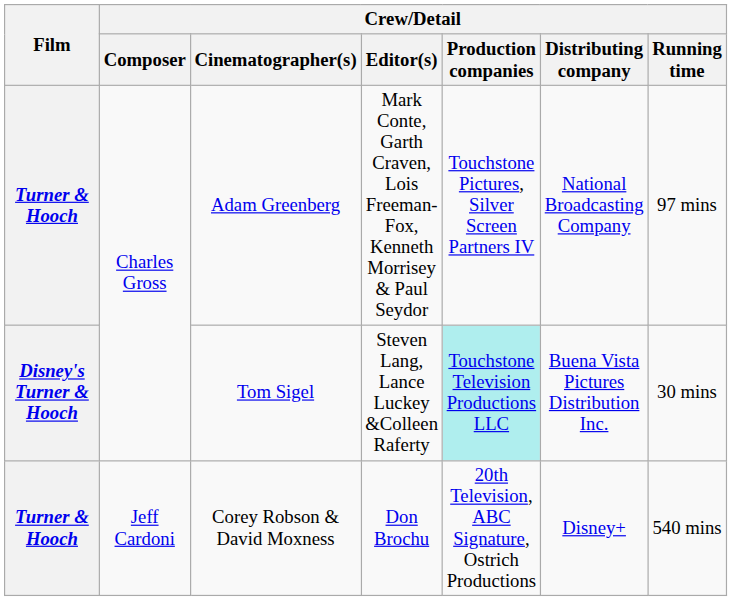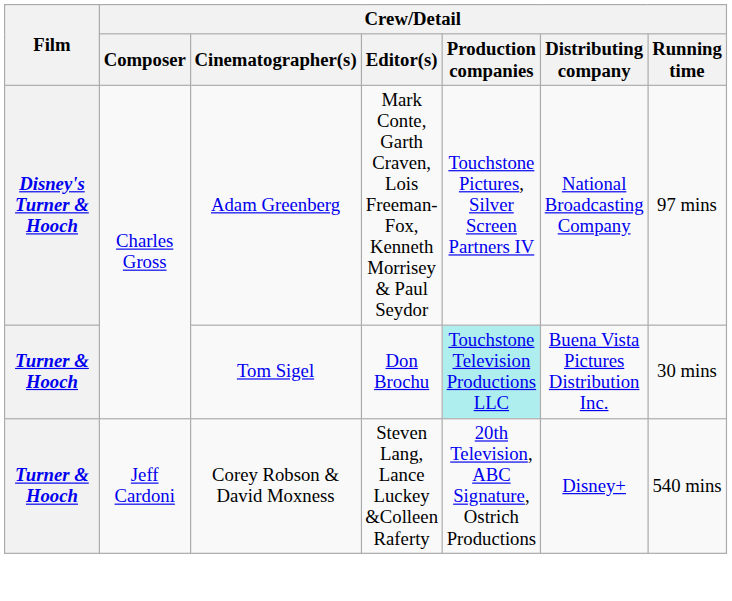(52, 205) Turner & Hooch -> (52, 205) Disney's Turner & Hooch
(52, 392) Disney's Turner & Hooch -> (52, 371) Turner & Hooch
(402, 392) Steven Lang, Lance Luckey &Colleen Raferty -> (402, 371) Don Brochu
(402, 527) Don Brochu -> (402, 485) Steven Lang, Lance Luckey &Colleen Raferty
